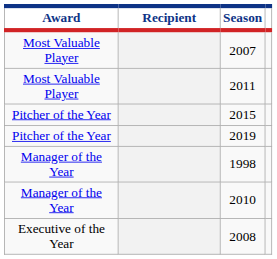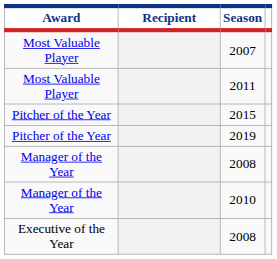- row: (61, 164)
+ row: (61, 164)
